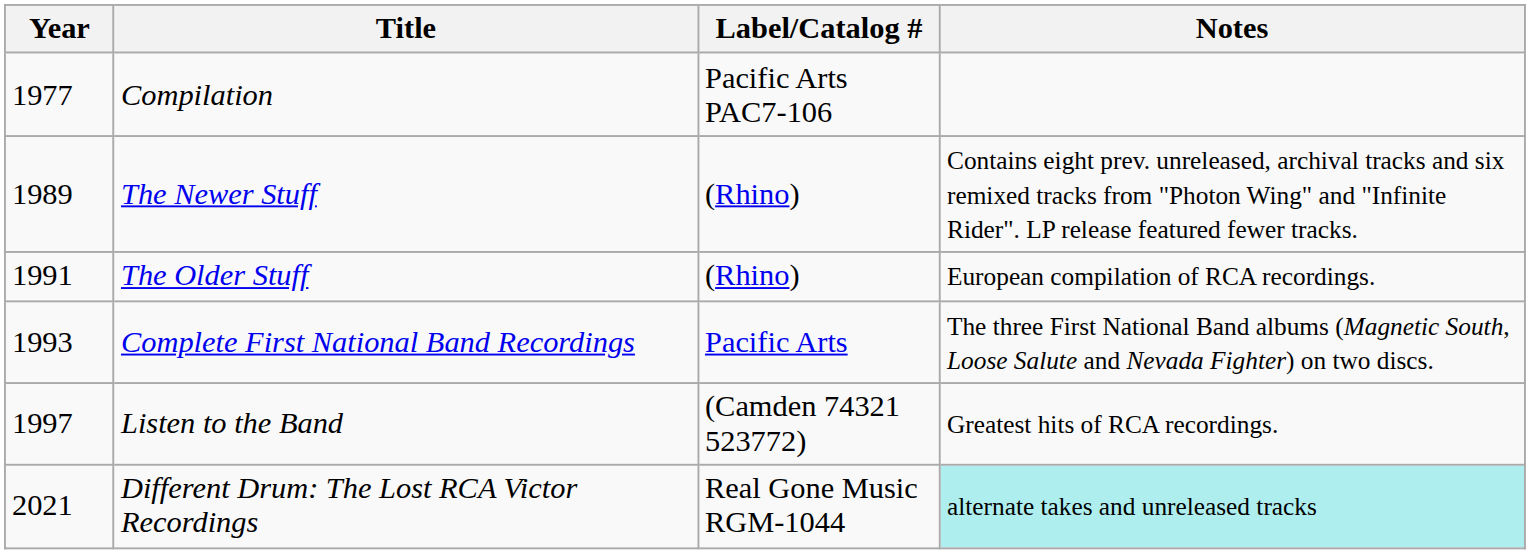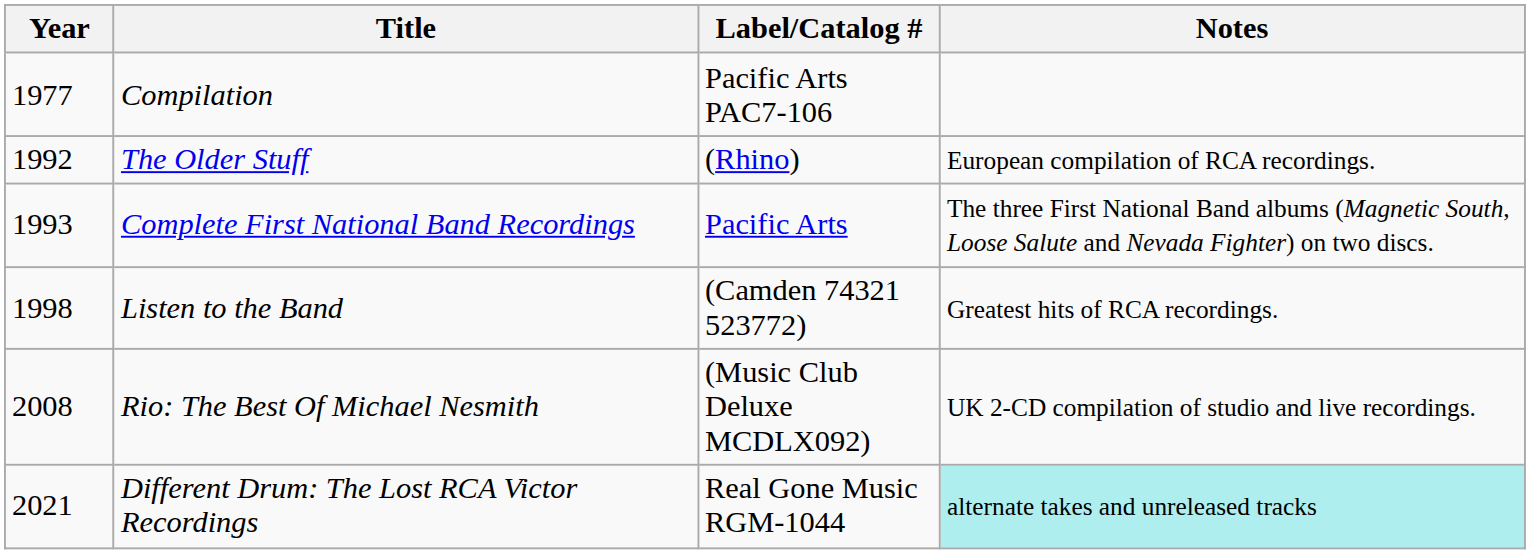- row: (219, 193)
(42, 275) 1991 -> (42, 159) 1992
(42, 423) 1997 -> (42, 306) 1998
+ row: (330, 406)
